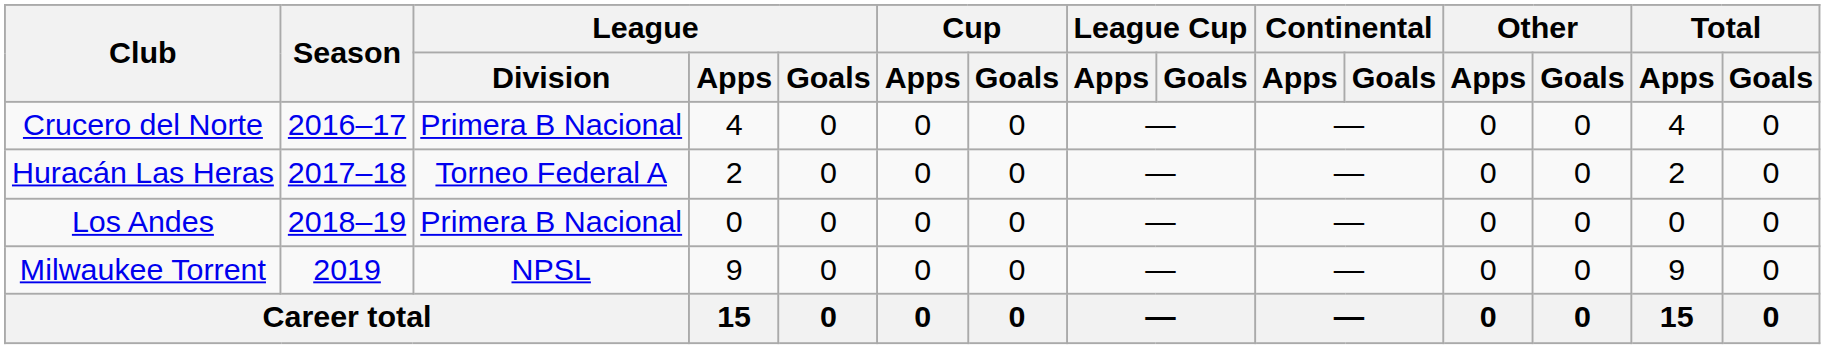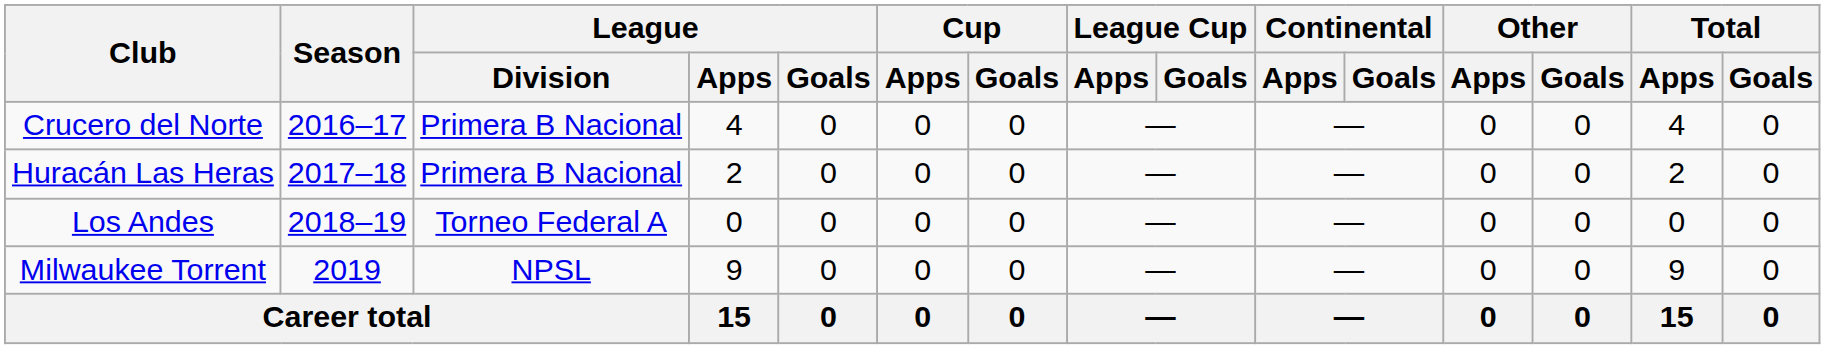(551, 173) Torneo Federal A -> (551, 173) Primera B Nacional
(551, 221) Primera B Nacional -> (551, 221) Torneo Federal A
